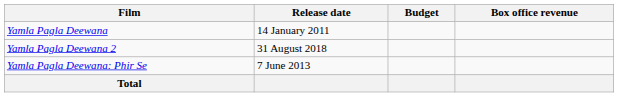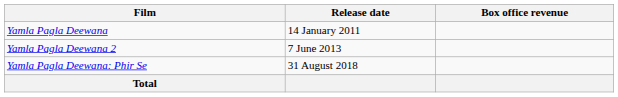- column: (422, 13)
(292, 48) 31 August 2018 -> (314, 48) 7 June 2013
(284, 65) 7 June 2013 -> (323, 65) 31 August 2018
